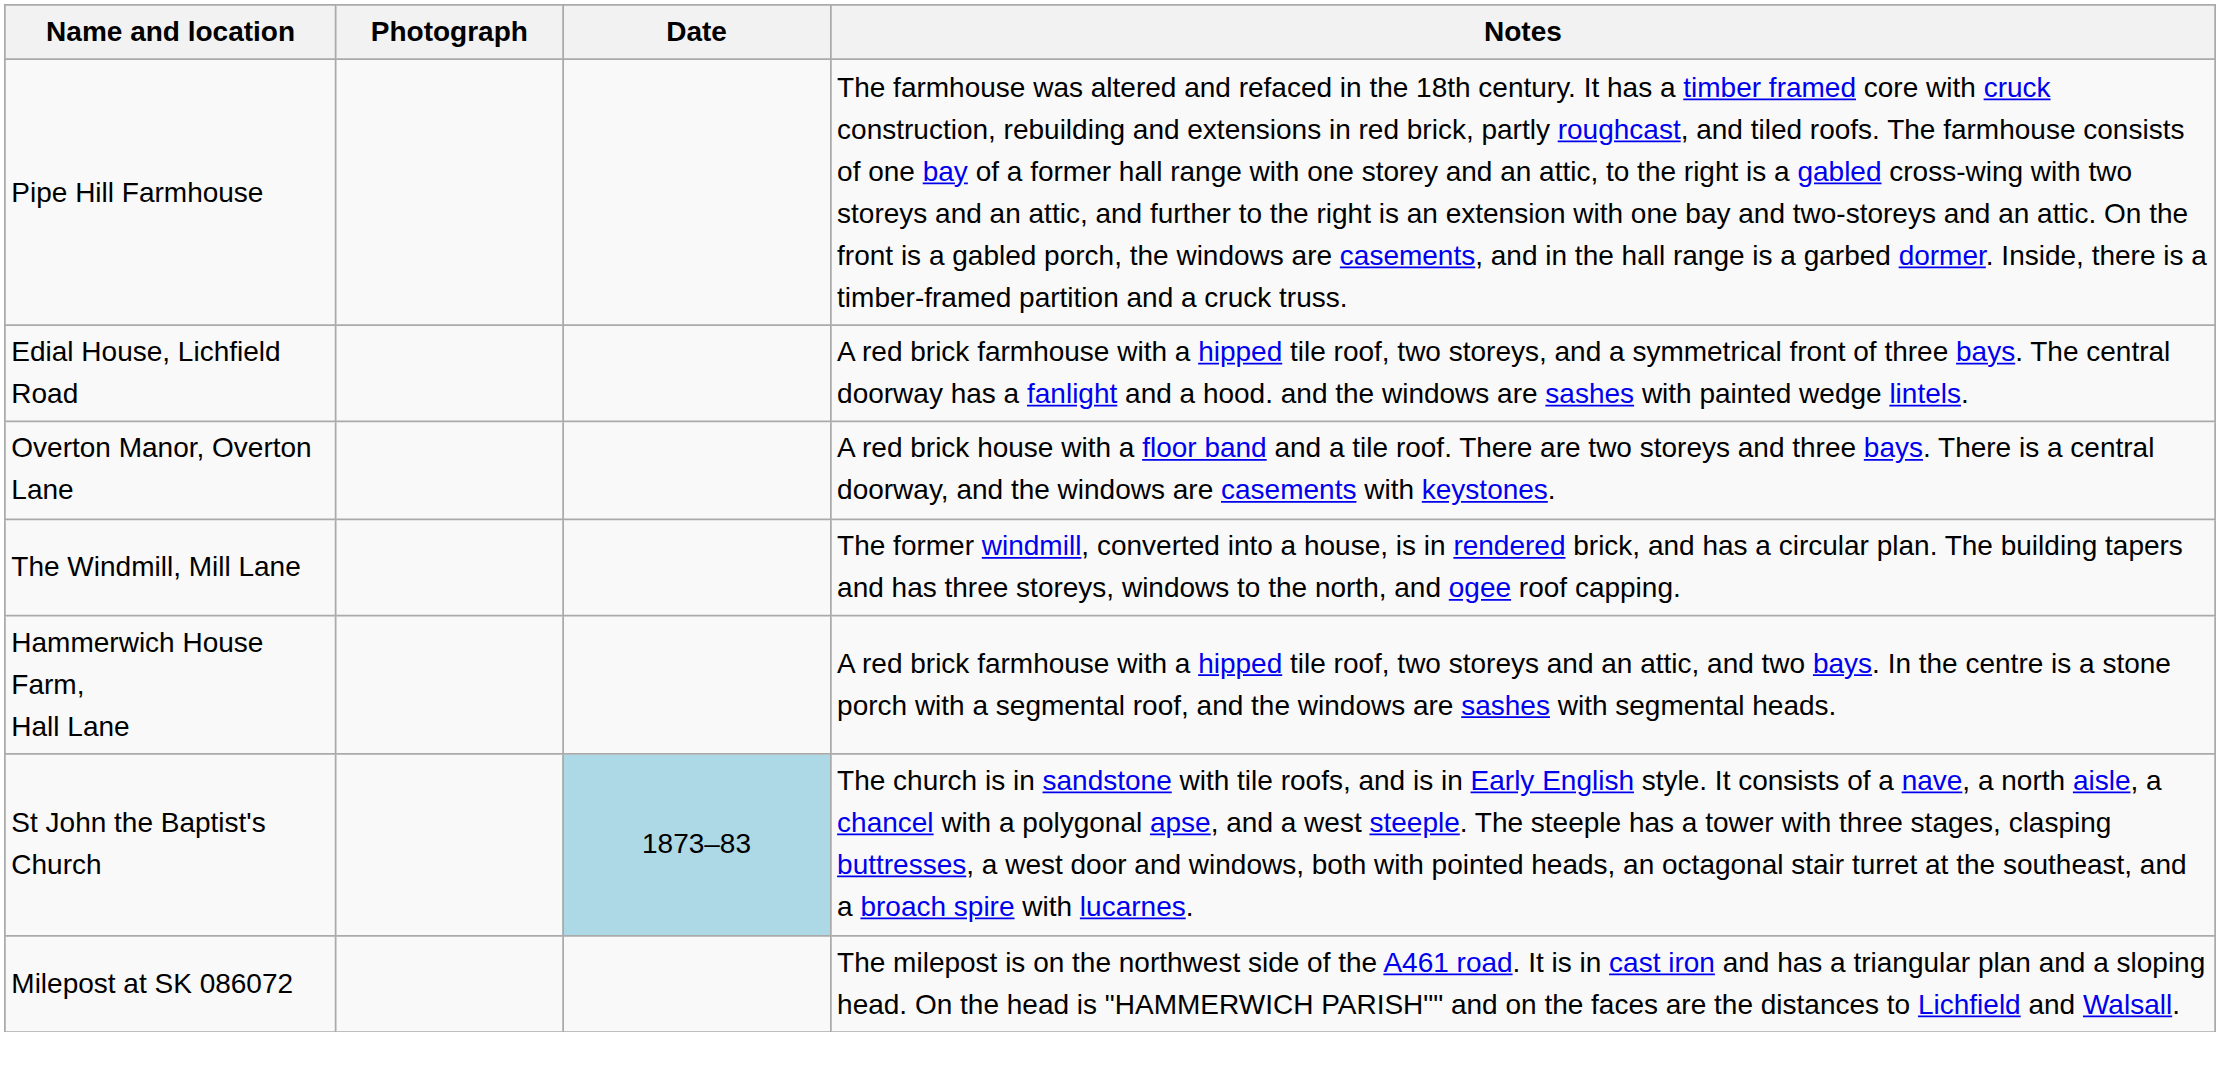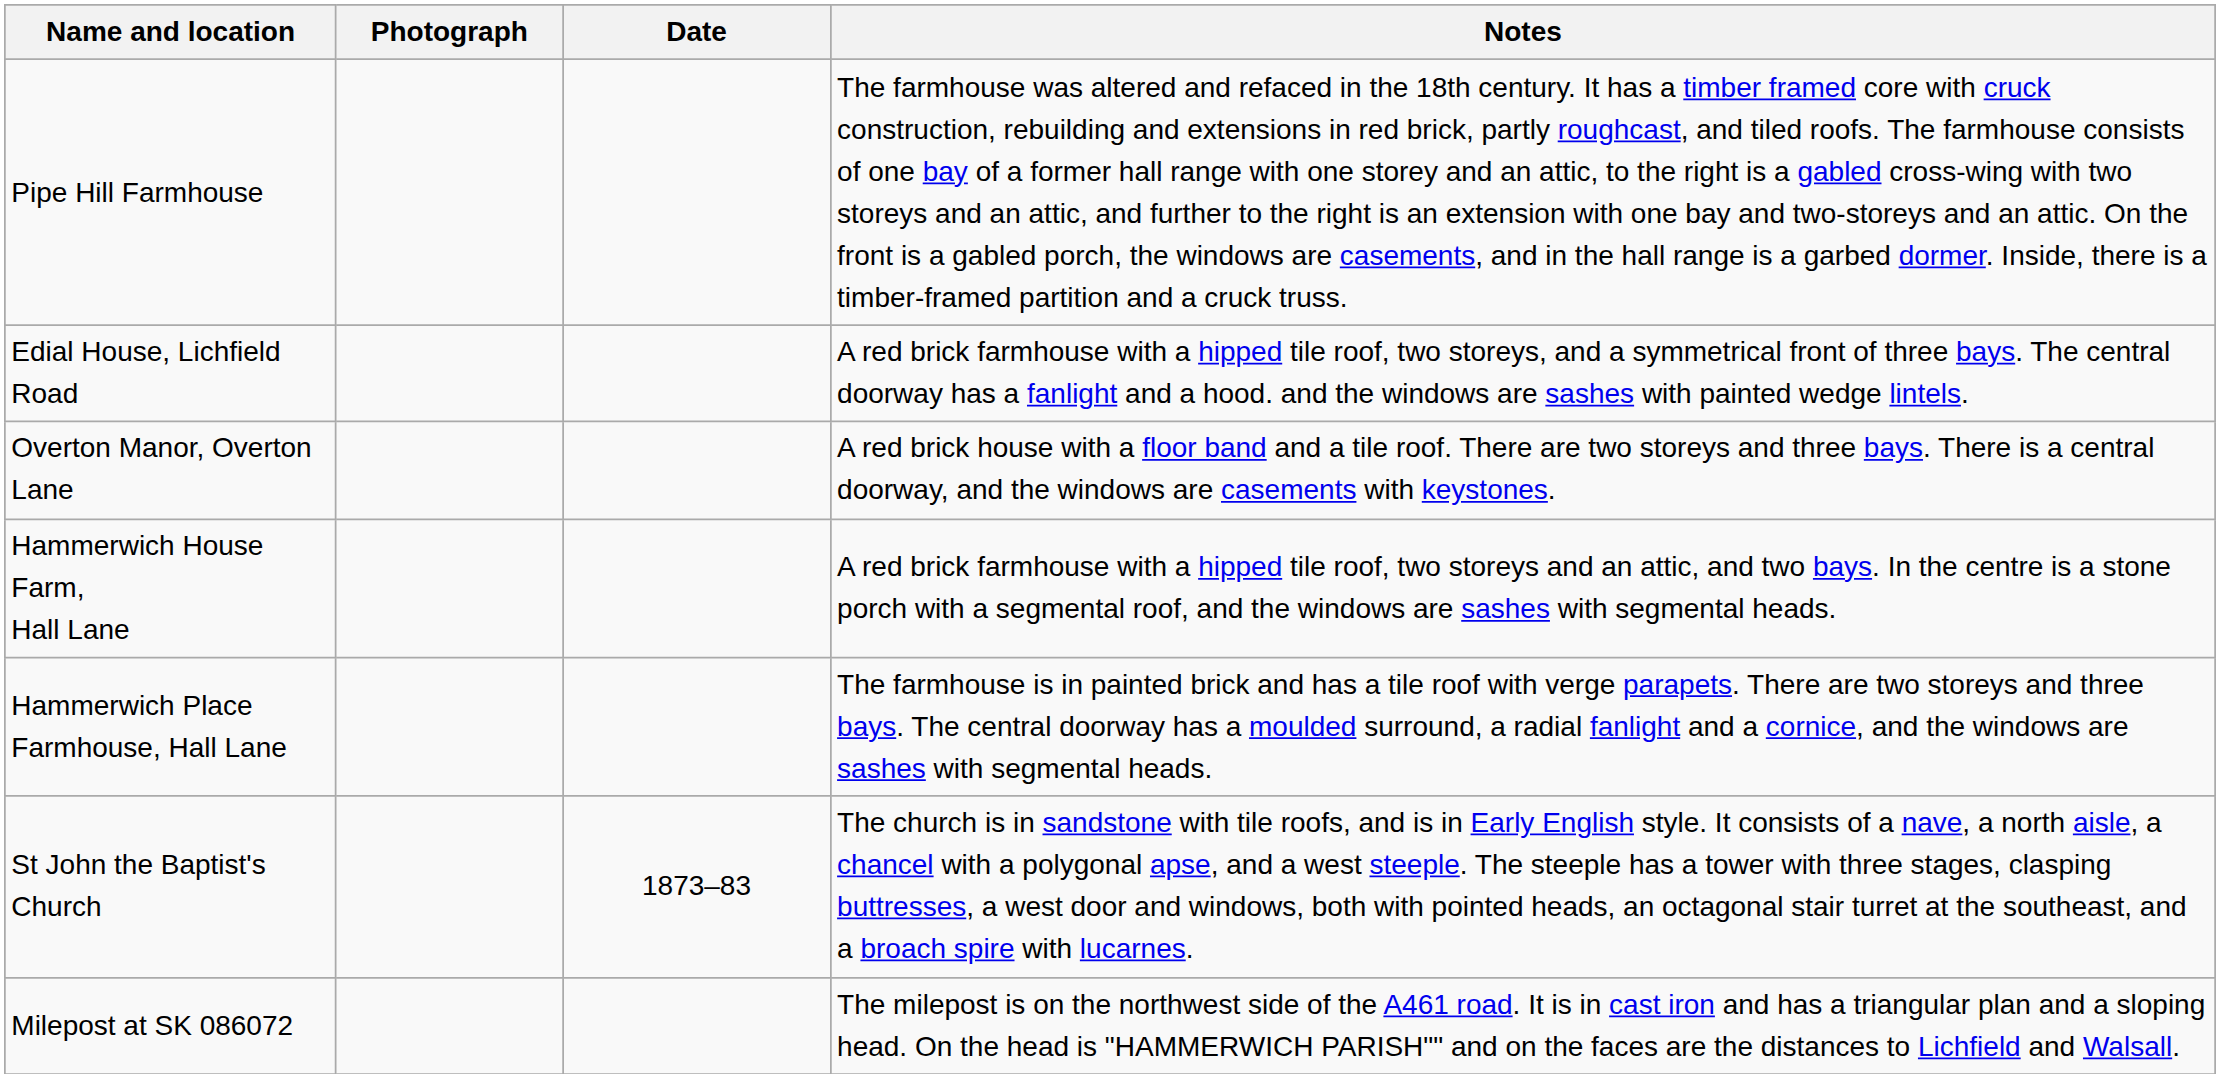- row: (156, 566)
+ row: (149, 726)
(696, 844) lightblue background -> (696, 886) no background
